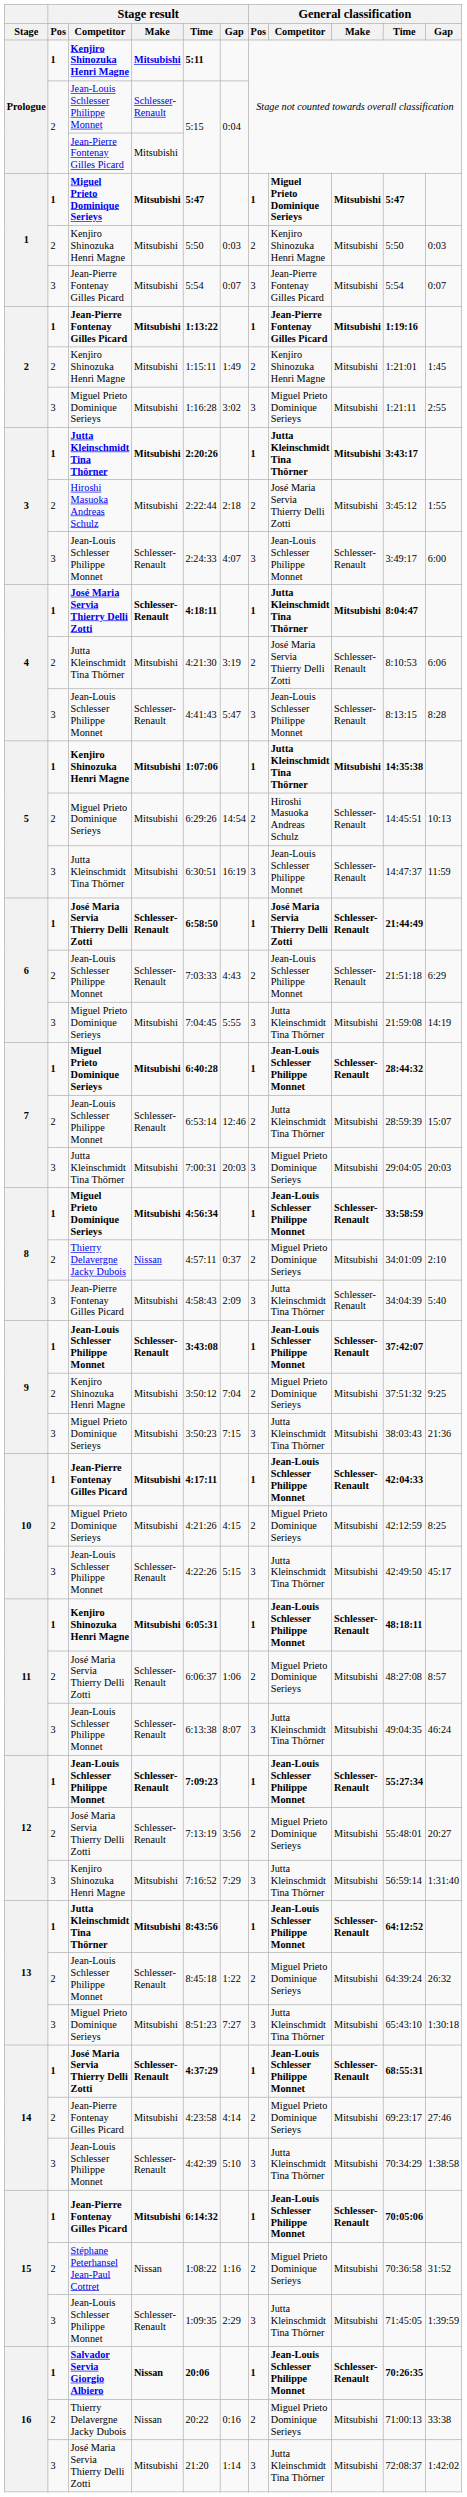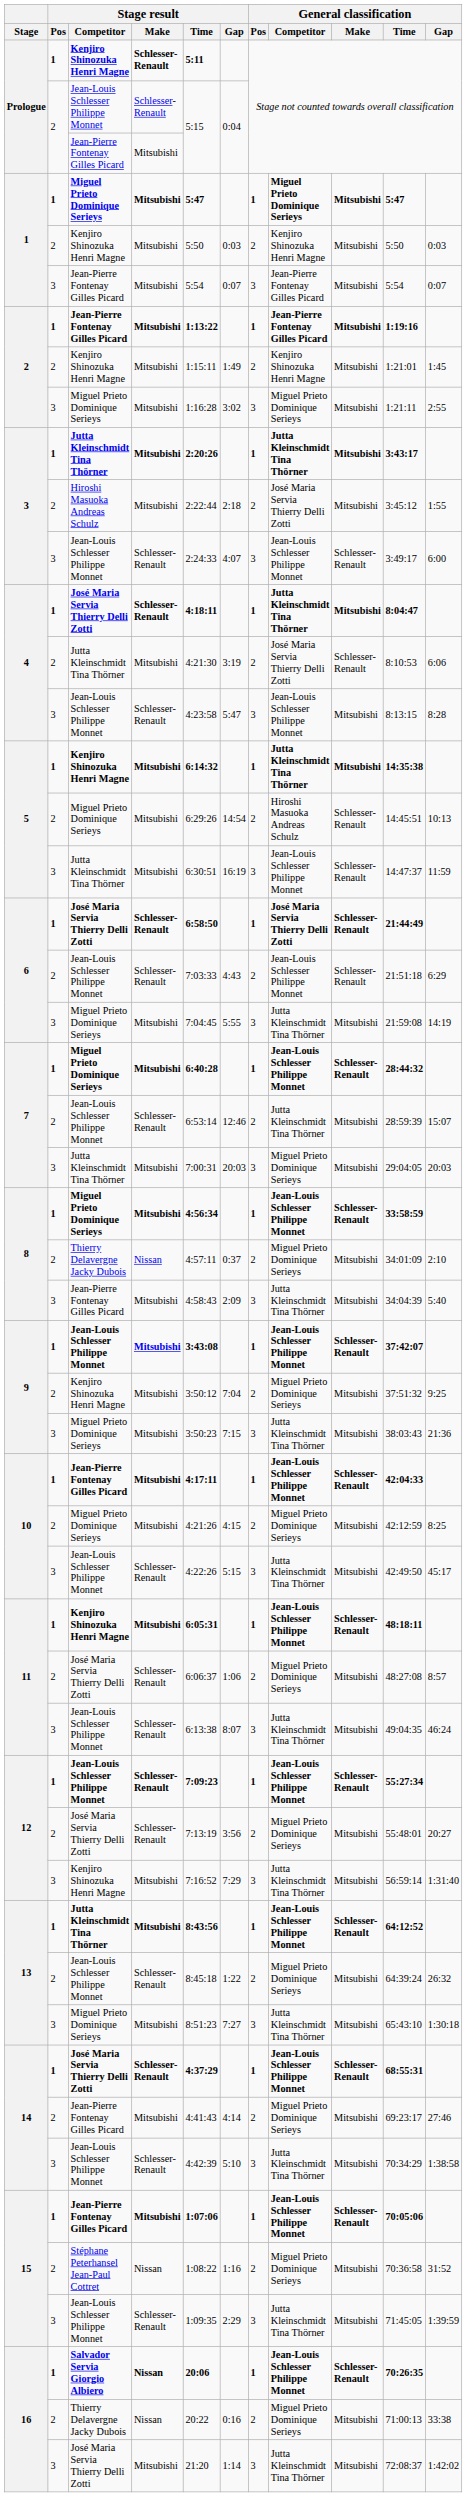(157, 60) Mitsubishi -> (156, 60) Schlesser-Renault
(201, 714) 4:41:43 -> (201, 714) 4:23:58
(355, 714) Schlesser-Renault -> (356, 714) Mitsubishi
(202, 766) 1:07:06 -> (202, 766) 6:14:32
(355, 1300) Schlesser-Renault -> (356, 1300) Mitsubishi
(156, 1346) Schlesser-Renault -> (157, 1346) Mitsubishi
(201, 2117) 4:23:58 -> (201, 2117) 4:41:43
(202, 2215) 6:14:32 -> (202, 2215) 1:07:06
